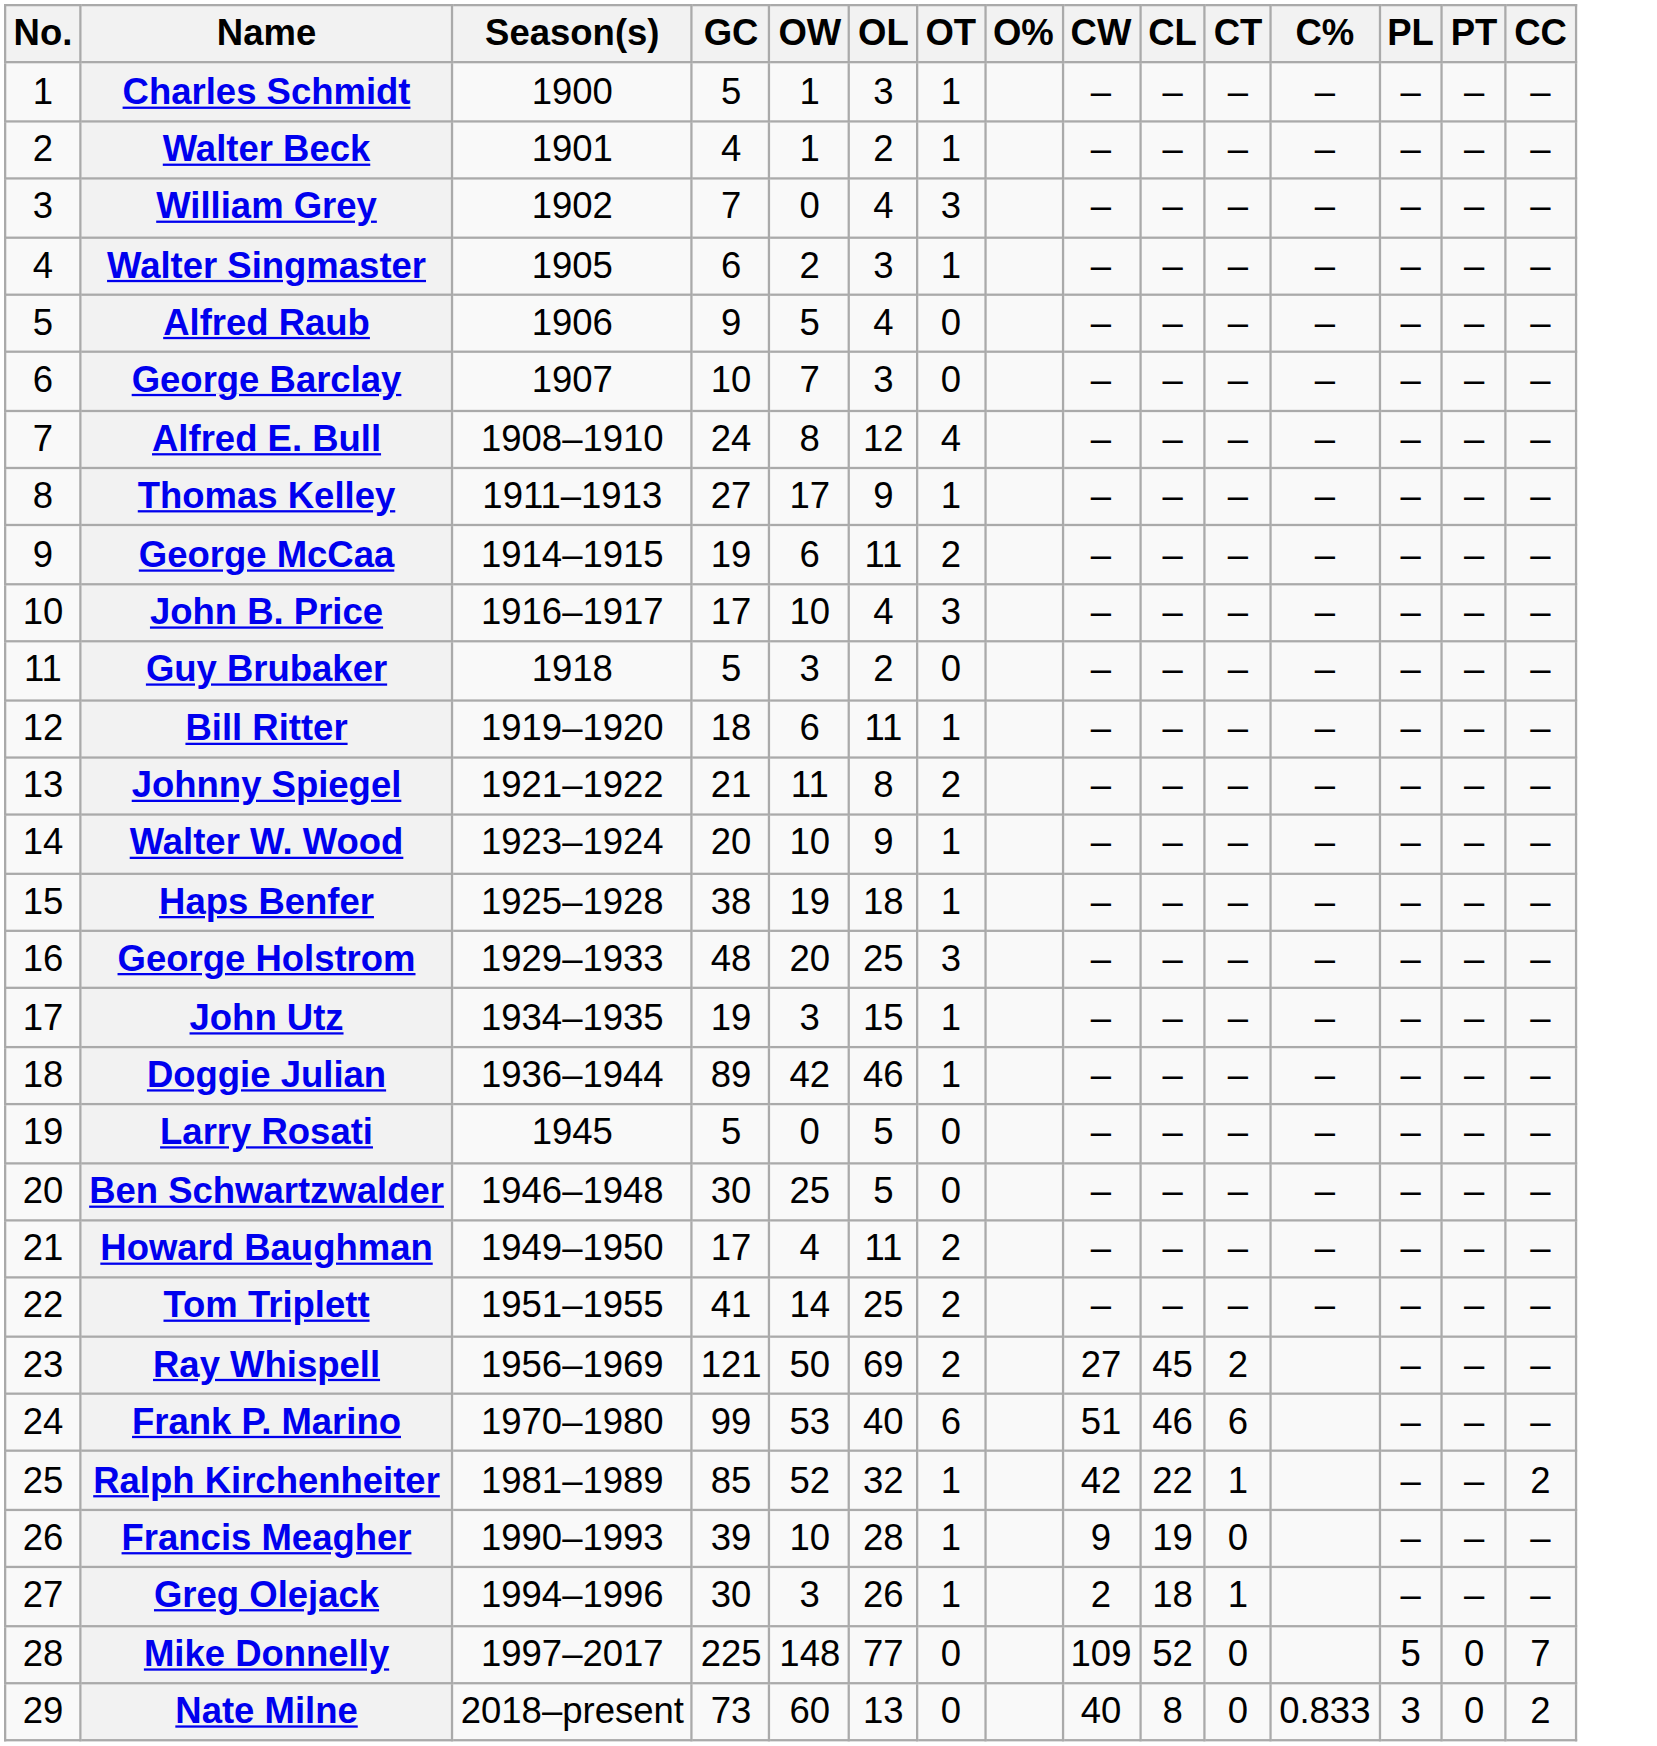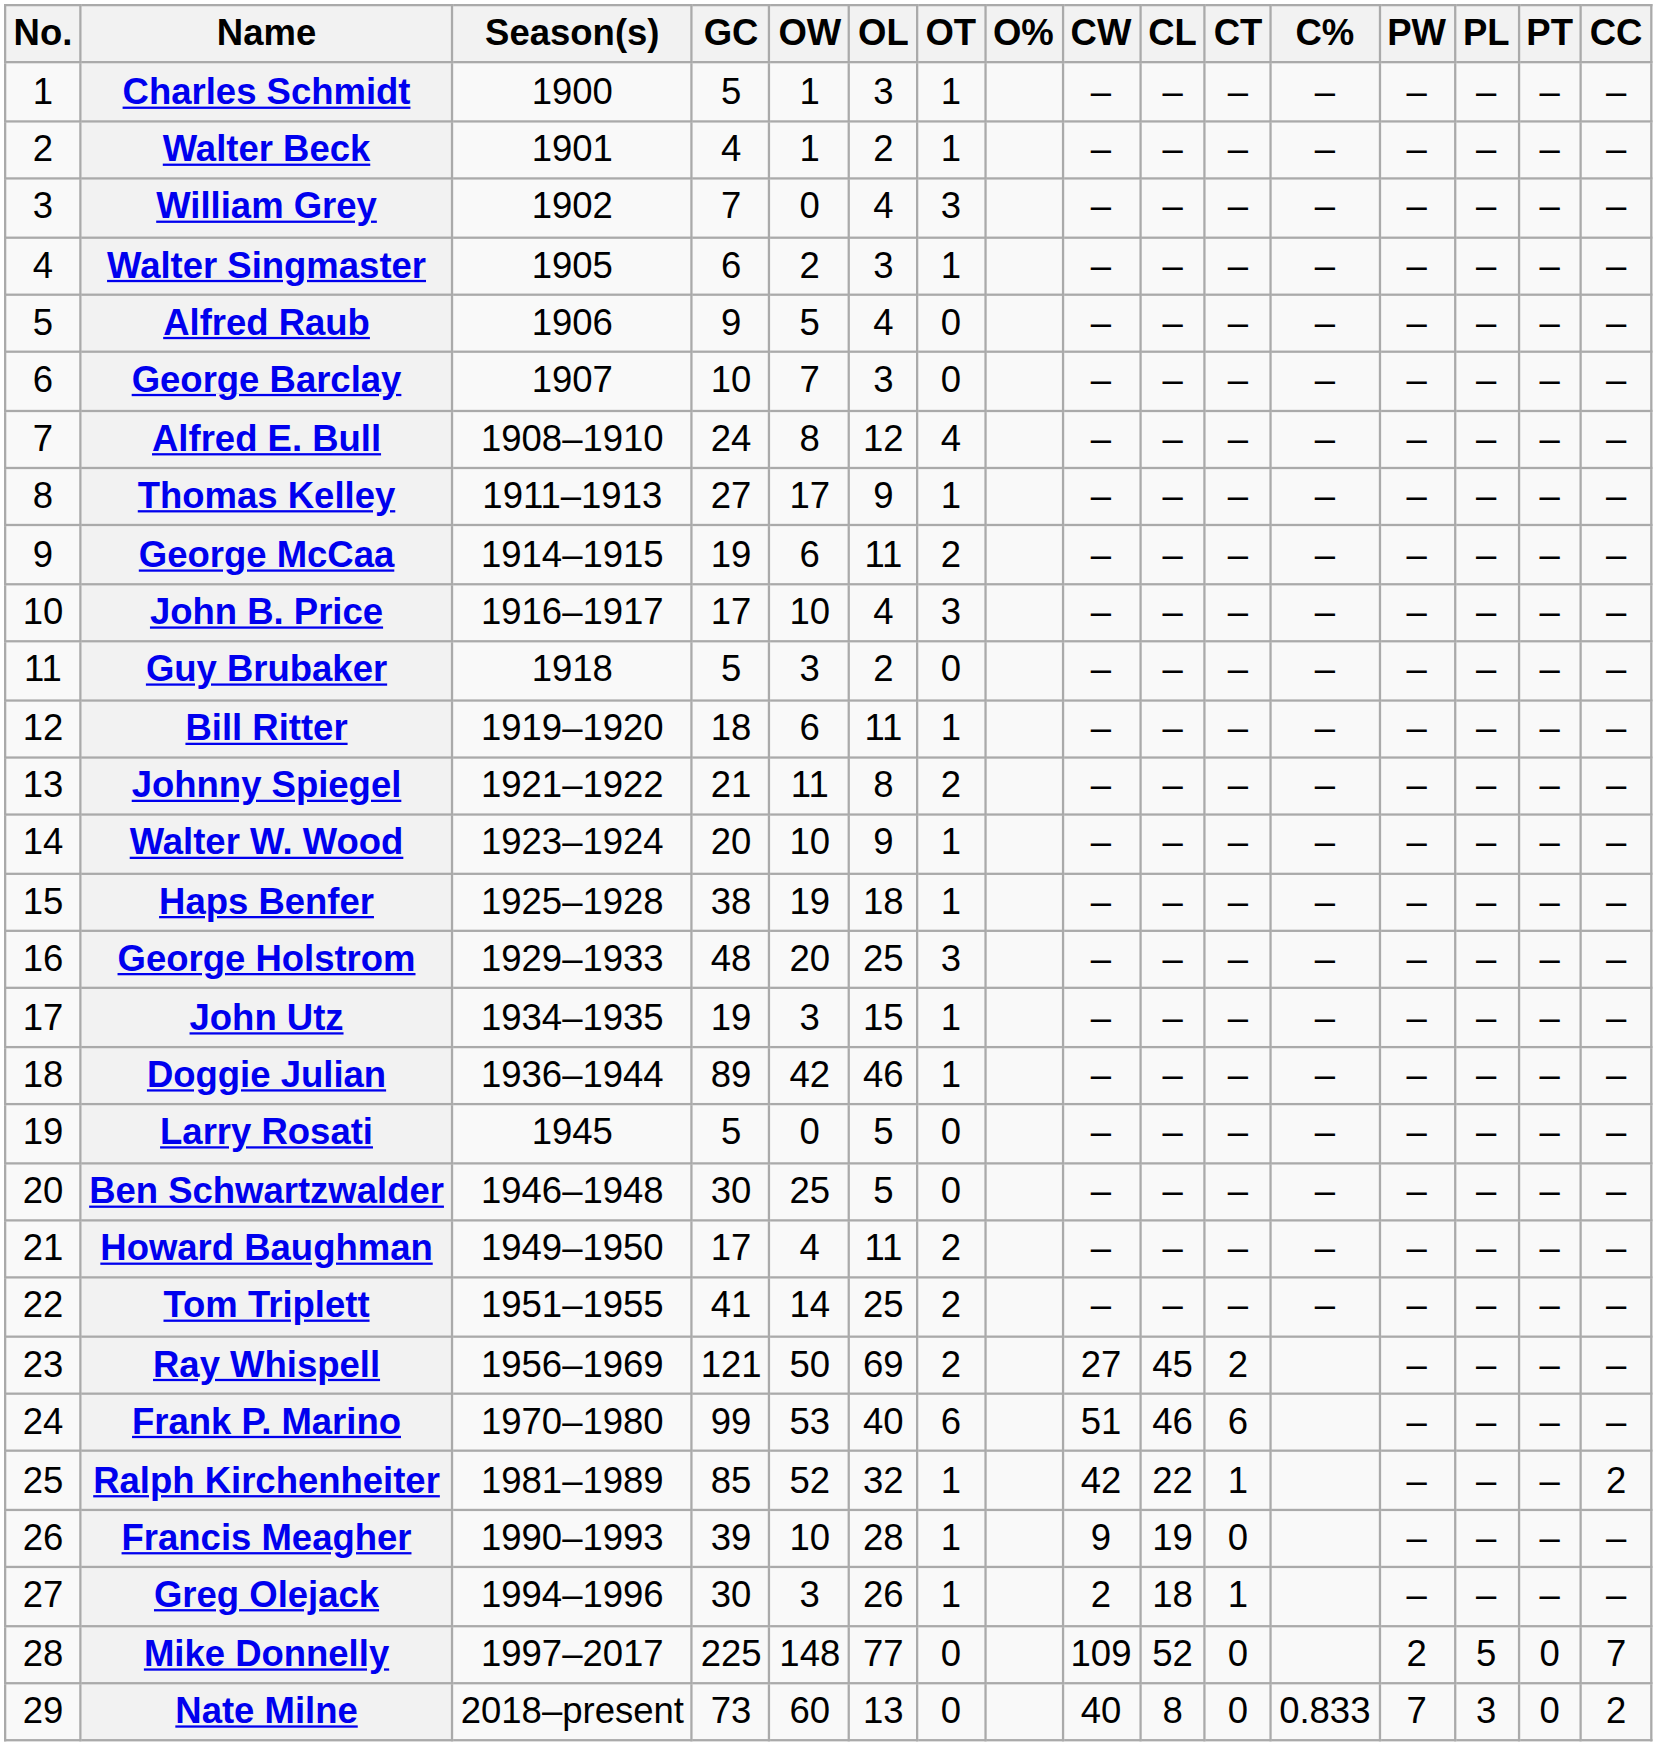+ column: (1417, 33)
